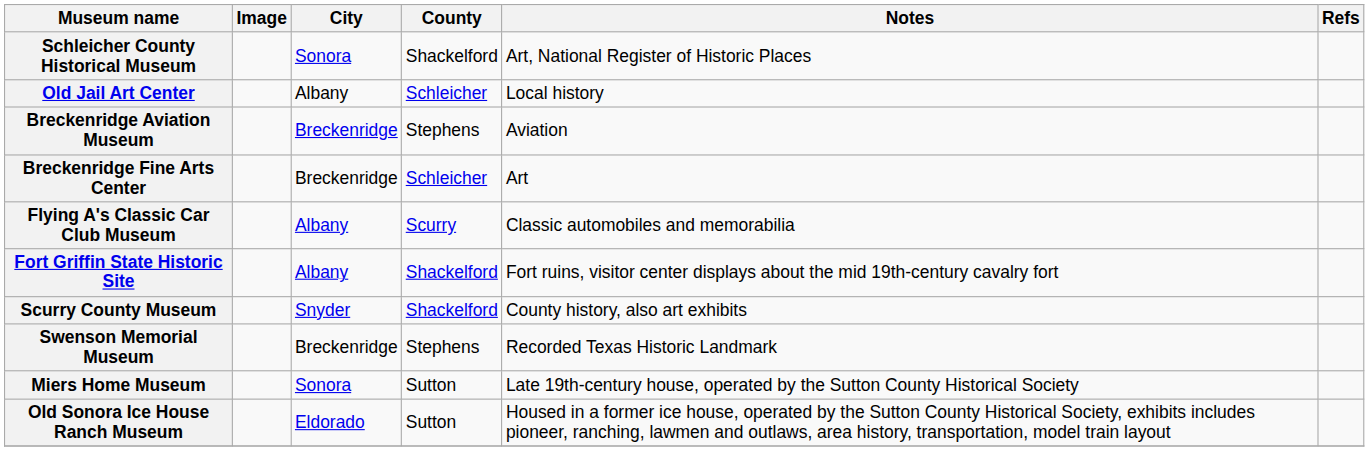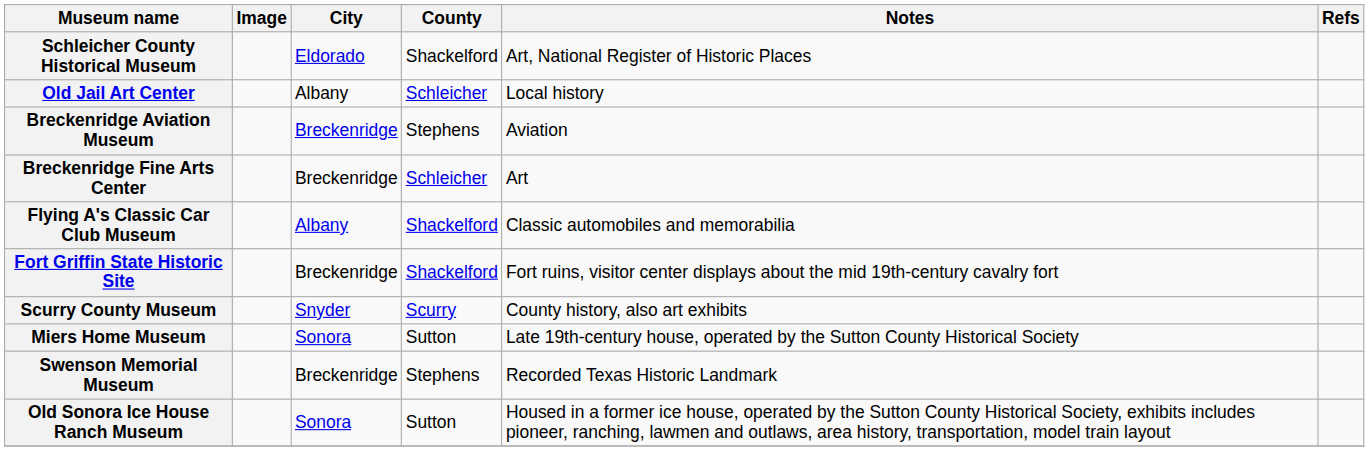(323, 55) Sonora -> (330, 55) Eldorado
(431, 225) Scurry -> (452, 225) Shackelford
(322, 272) Albany -> (346, 272) Breckenridge
(452, 310) Shackelford -> (431, 310) Scurry
rows swapped: (119, 347) <-> (119, 384)
(330, 422) Eldorado -> (323, 422) Sonora
